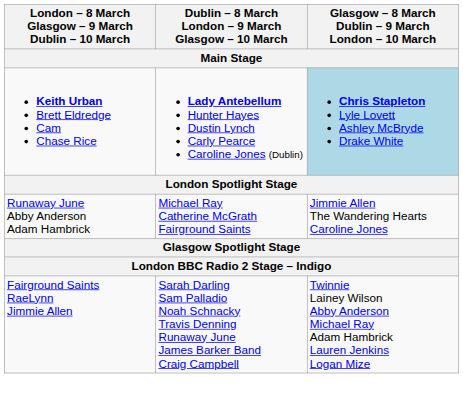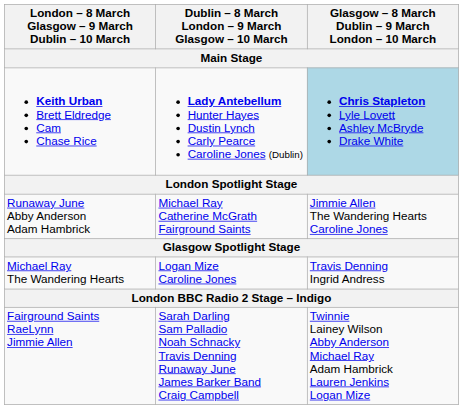+ row: (66, 273)
